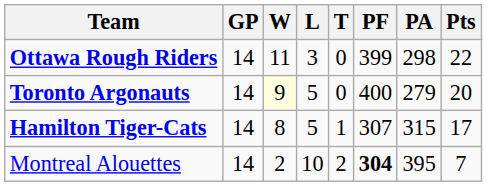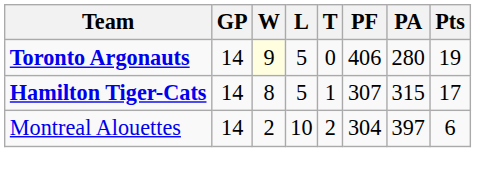- row: (114, 57)
(376, 92) 400 -> (365, 57) 406
(419, 92) 279 -> (408, 57) 280
(461, 92) 20 -> (450, 57) 19
(376, 163) bold -> (365, 127) normal
(419, 163) 395 -> (408, 127) 397
(461, 163) 7 -> (450, 127) 6
